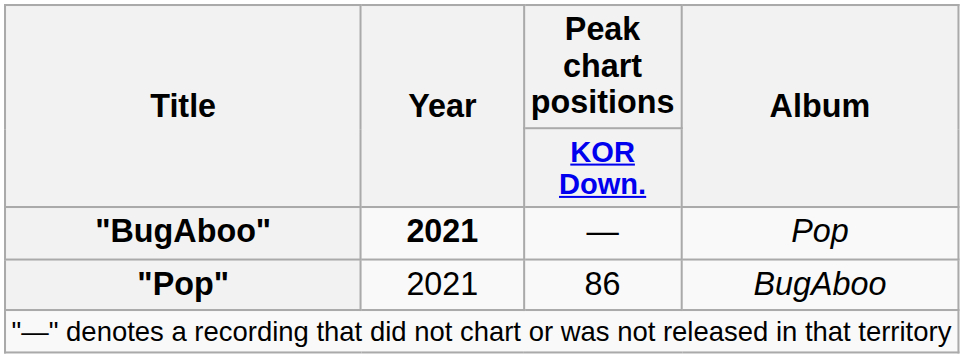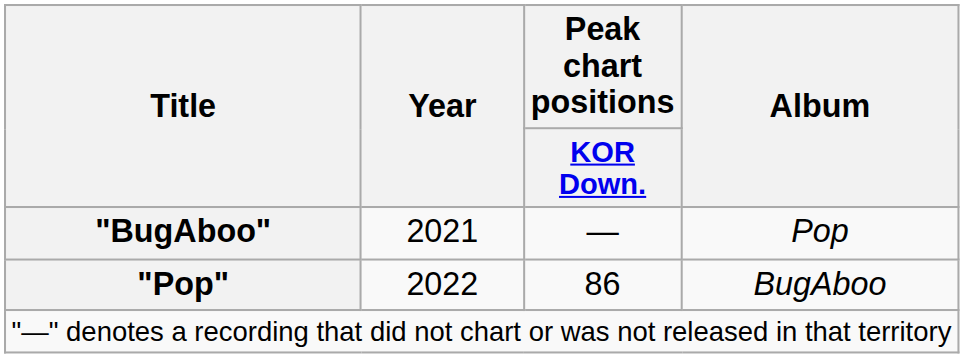(442, 232) bold -> (442, 232) normal
(442, 283) 2021 -> (442, 283) 2022
